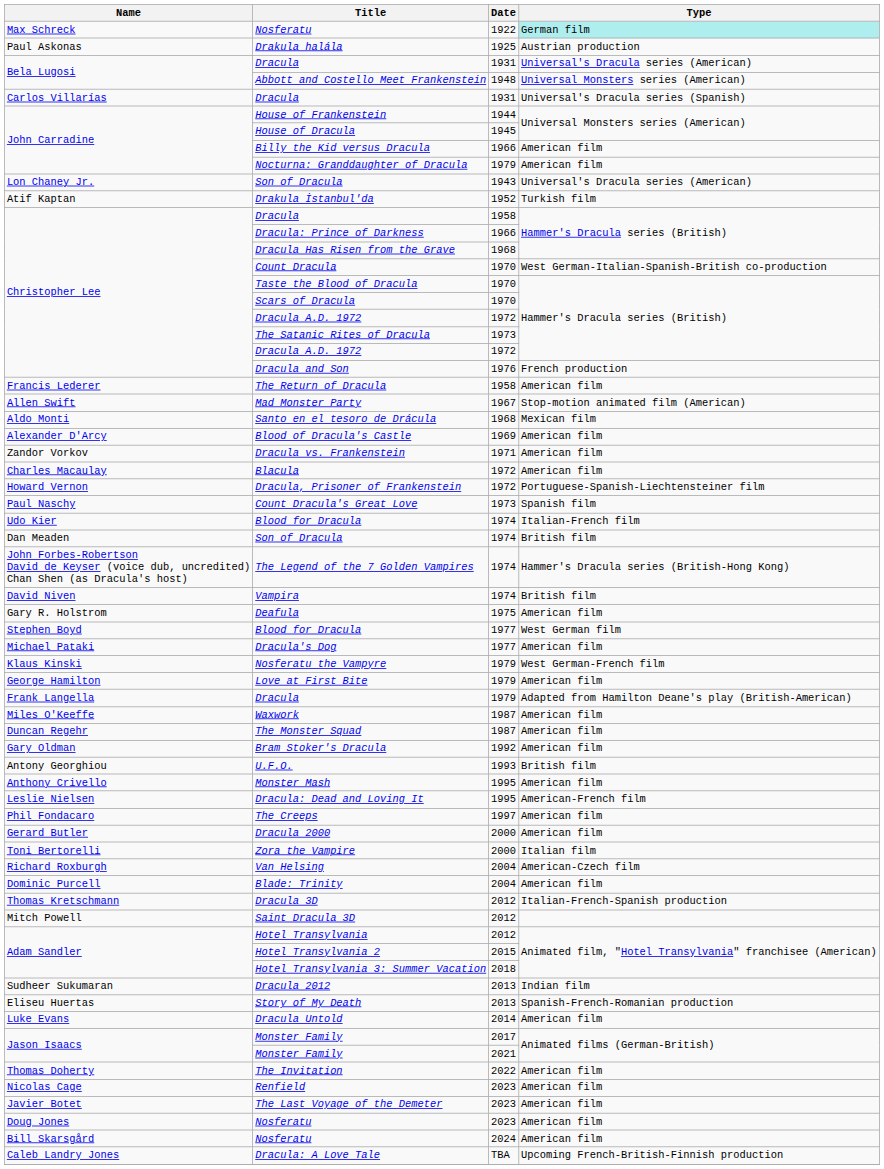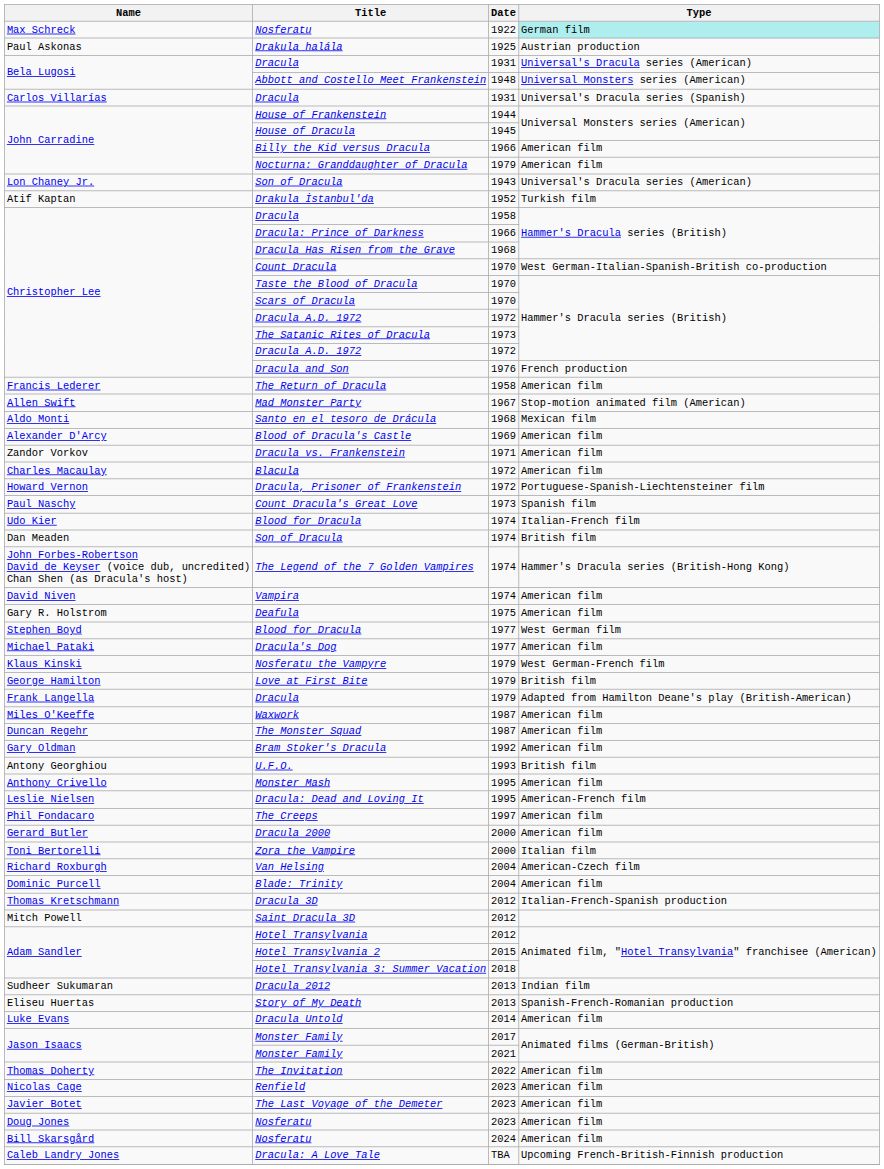(558, 596) British film -> (562, 596) American film
(562, 681) American film -> (558, 681) British film
